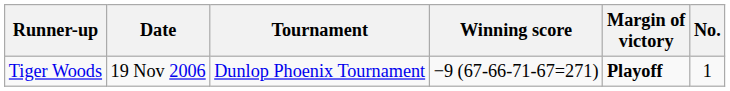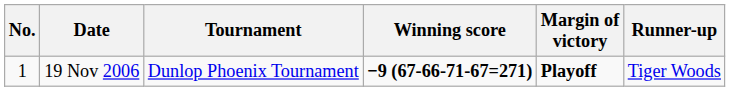columns swapped: (707, 30) <-> (55, 30)
(516, 71) normal -> (450, 71) bold
